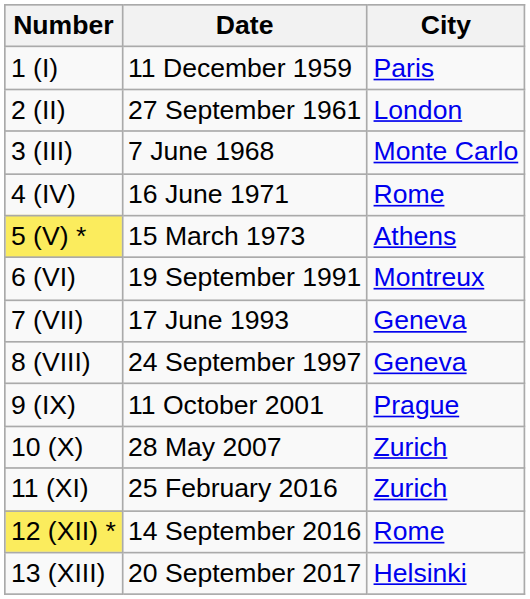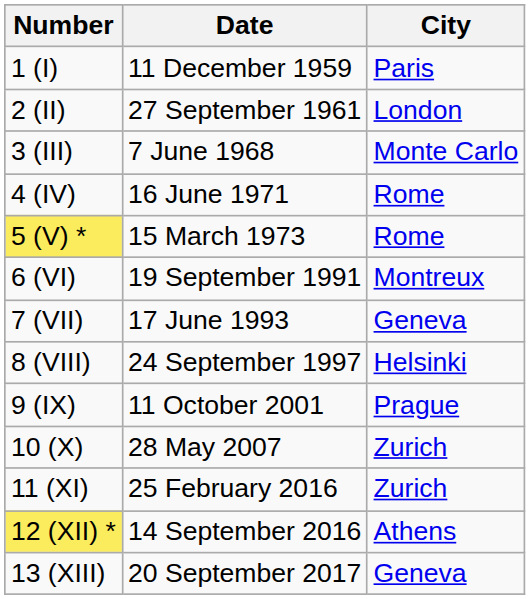(415, 236) Athens -> (409, 236) Rome
(420, 362) Geneva -> (420, 362) Helsinki
(409, 531) Rome -> (415, 531) Athens
(420, 573) Helsinki -> (420, 573) Geneva
